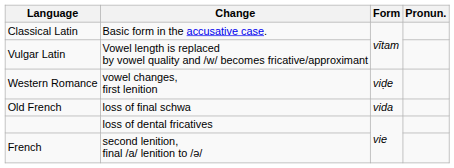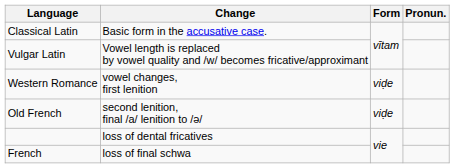(147, 107) loss of final schwa -> (152, 113) second lenition, final /a/ lenition to /ə/
(383, 107) vida -> (383, 113) viḍe
(152, 148) second lenition, final /a/ lenition to /ə/ -> (147, 154) loss of final schwa
